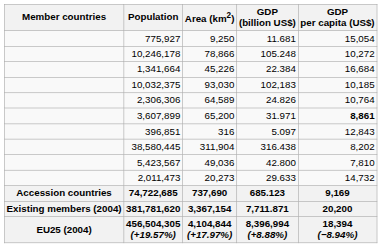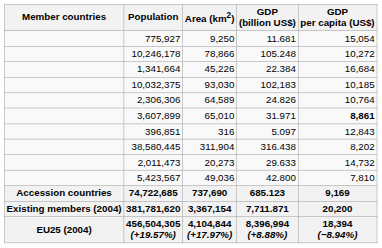(219, 116) 65,200 -> (219, 116) 65,010
rows swapped: (159, 162) <-> (159, 178)
